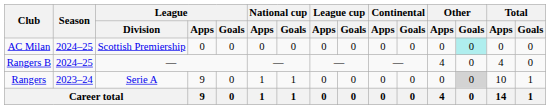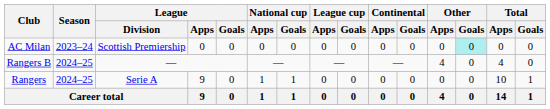(74, 46) 2024–25 -> (74, 46) 2023–24
(74, 79) 2023–24 -> (74, 79) 2024–25
(471, 79) lightgrey background -> (471, 79) no background
